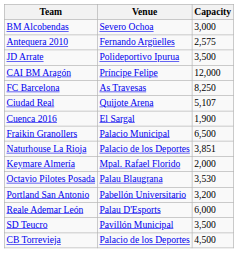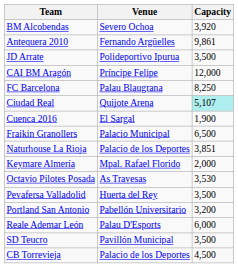(205, 27) 3,000 -> (205, 27) 3,920
(205, 42) 2,575 -> (205, 42) 9,861
(123, 88) As Travesas -> (131, 88) Palau Blaugrana
(205, 103) no background -> (205, 103) paleturquoise background
(131, 179) Palau Blaugrana -> (123, 179) As Travesas
+ row: (46, 194)
